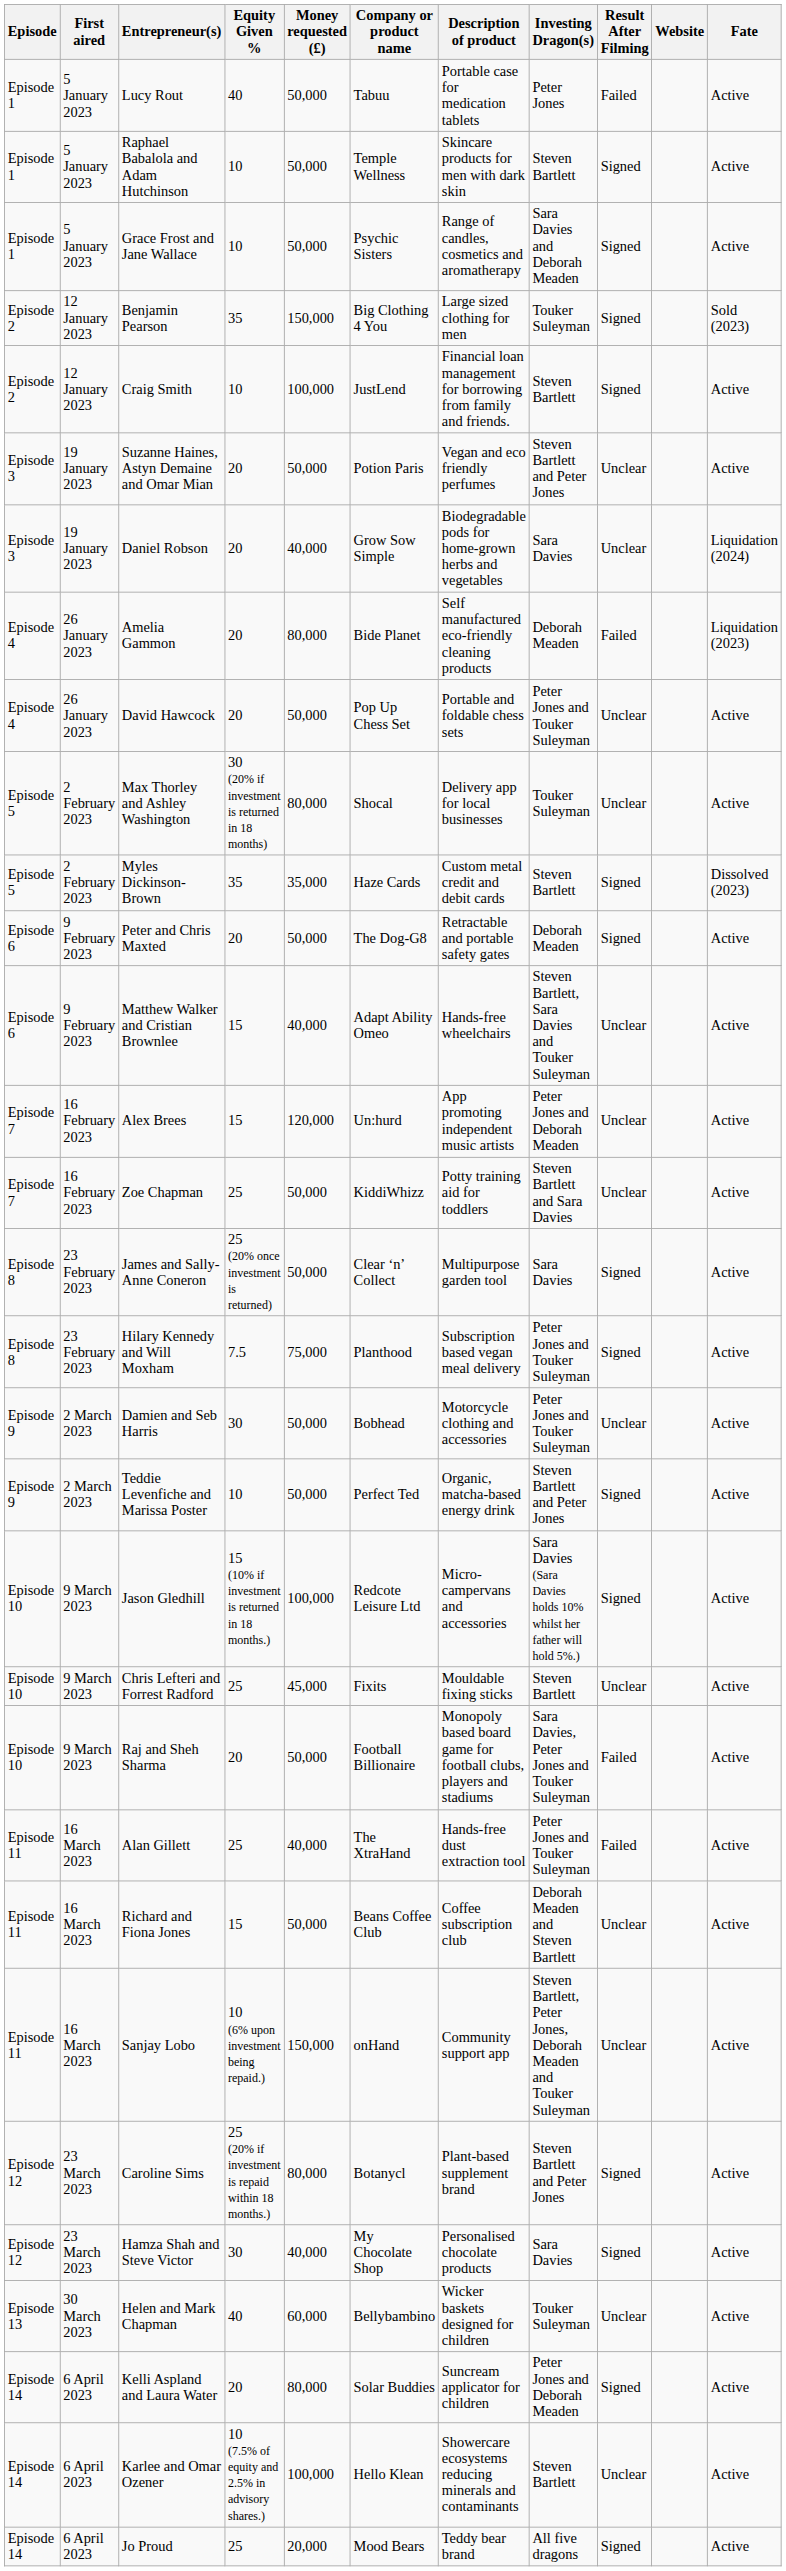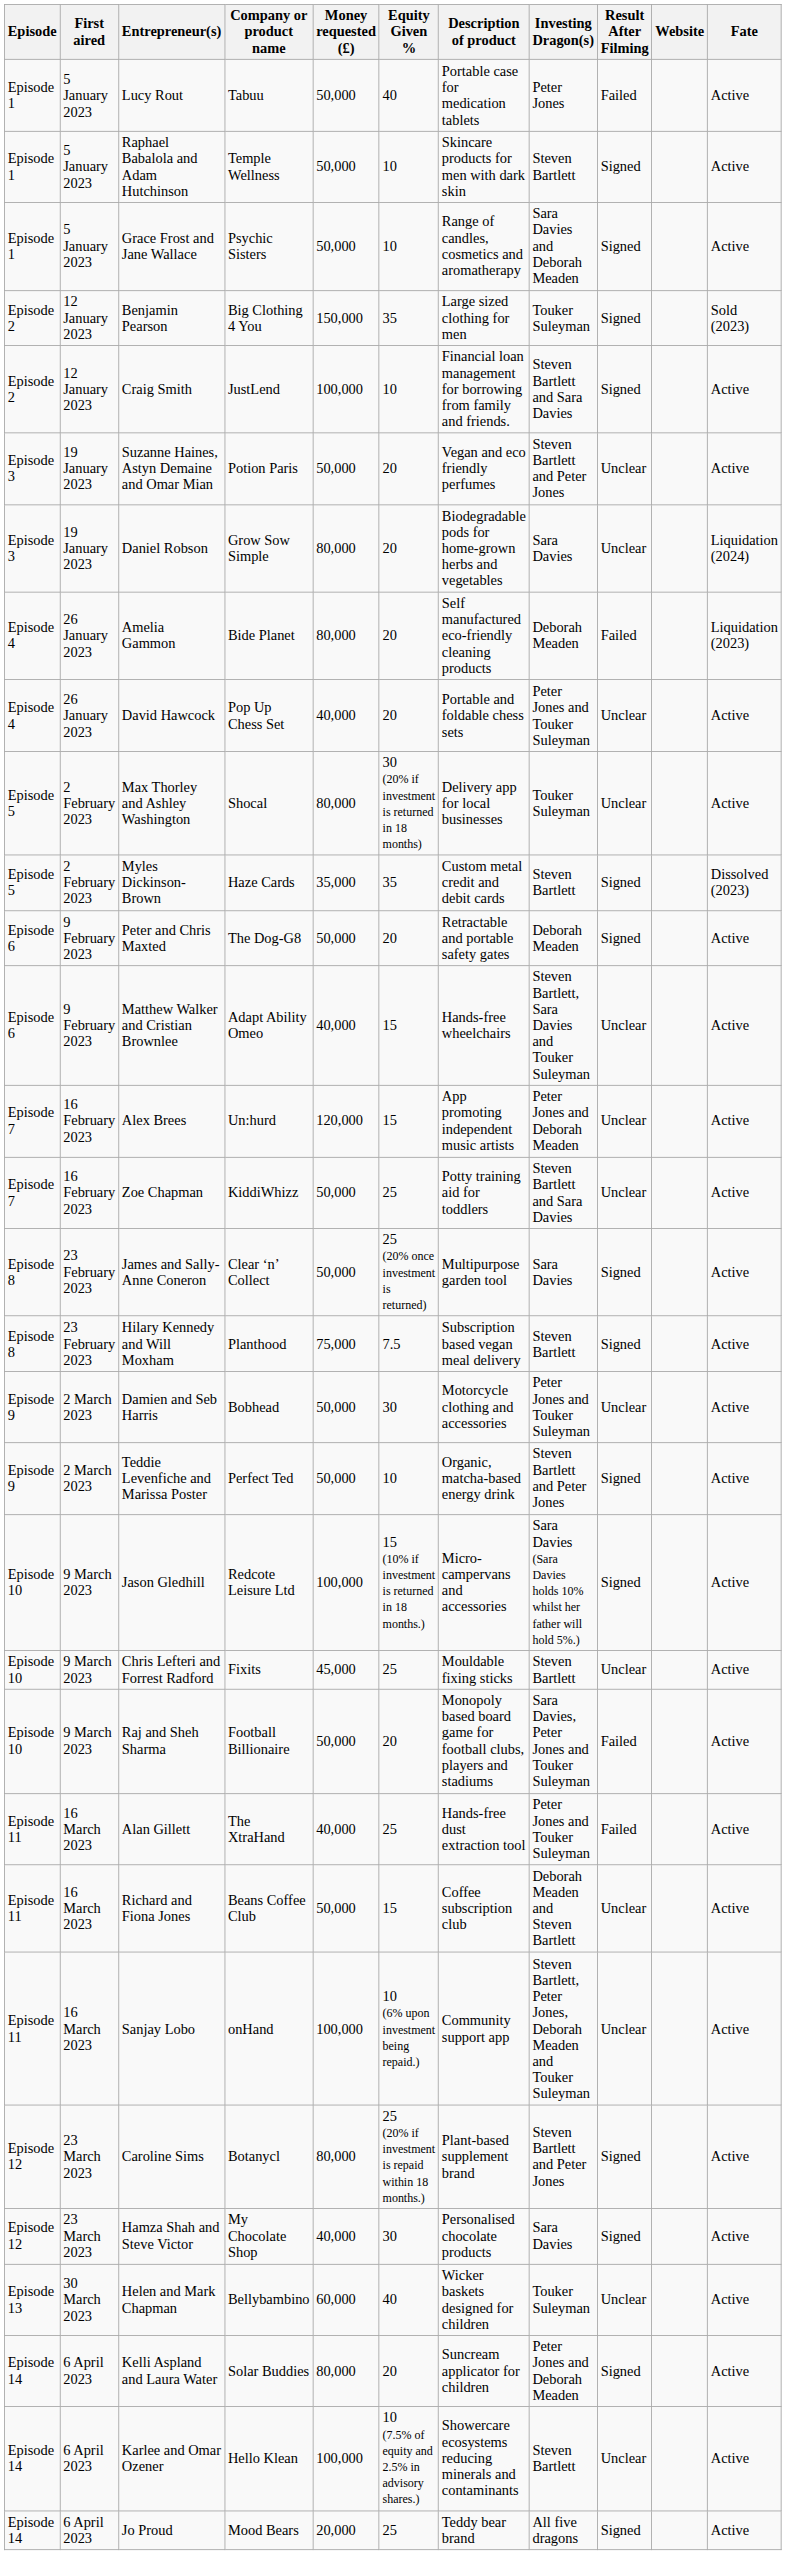columns swapped: (394, 32) <-> (254, 32)
(554, 389) Steven Bartlett -> (557, 389) Steven Bartlett and Sara Davies
(307, 548) 40,000 -> (336, 548) 80,000
(307, 715) 50,000 -> (336, 715) 40,000
(561, 1351) Peter Jones and Touker Suleyman -> (554, 1343) Steven Bartlett
(311, 2044) 150,000 -> (340, 2028) 100,000
